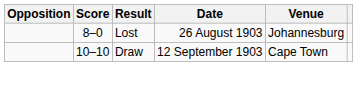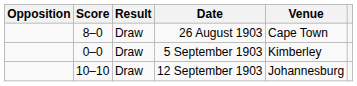(126, 33) Lost -> (129, 33) Draw
(306, 33) Johannesburg -> (298, 33) Cape Town
+ row: (213, 52)
(298, 52) Cape Town -> (306, 71) Johannesburg
